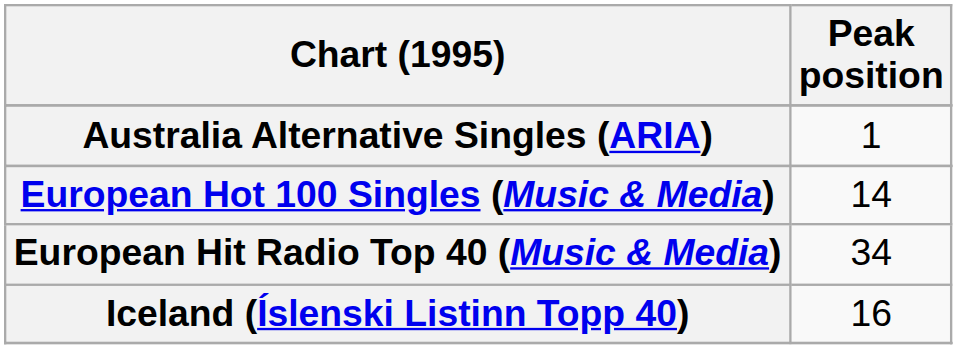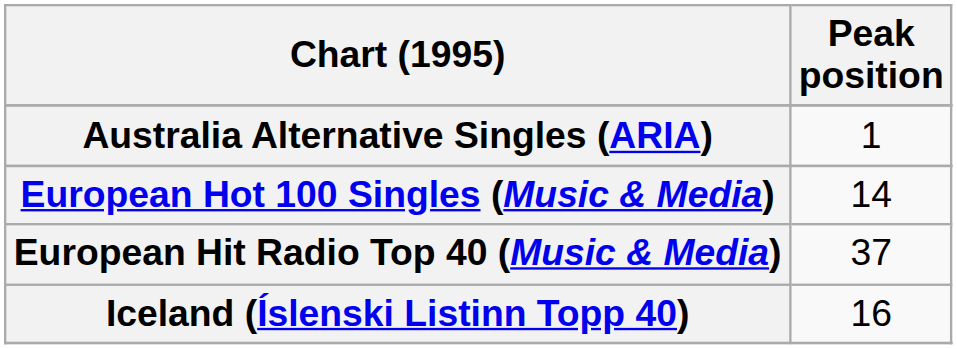(871, 253) 34 -> (871, 253) 37
